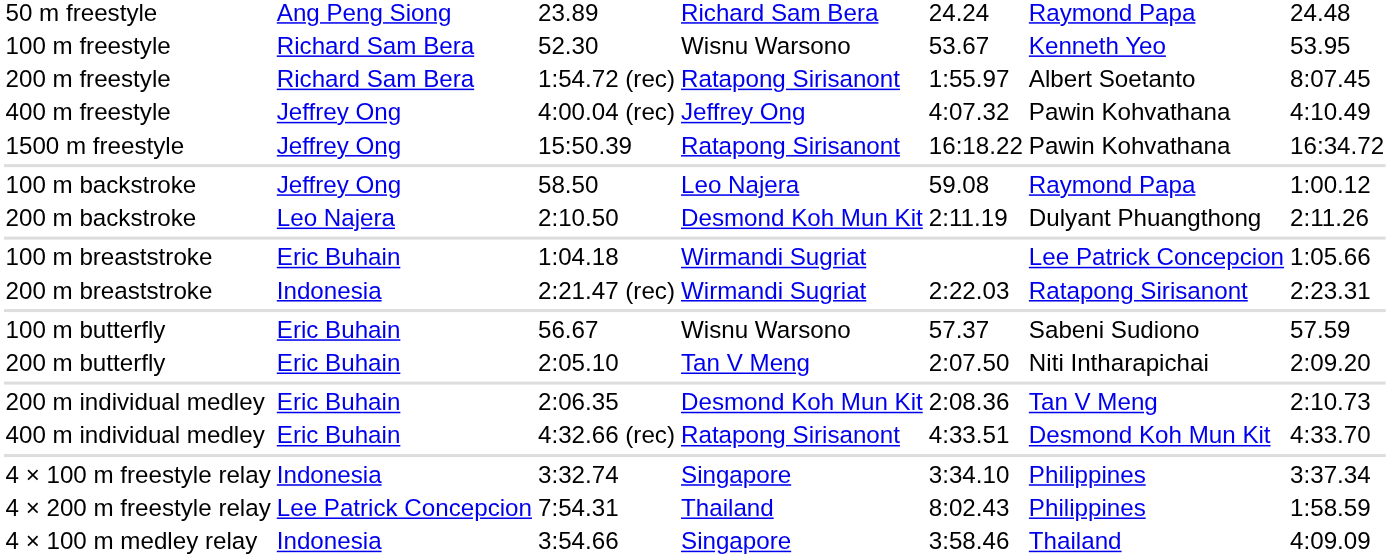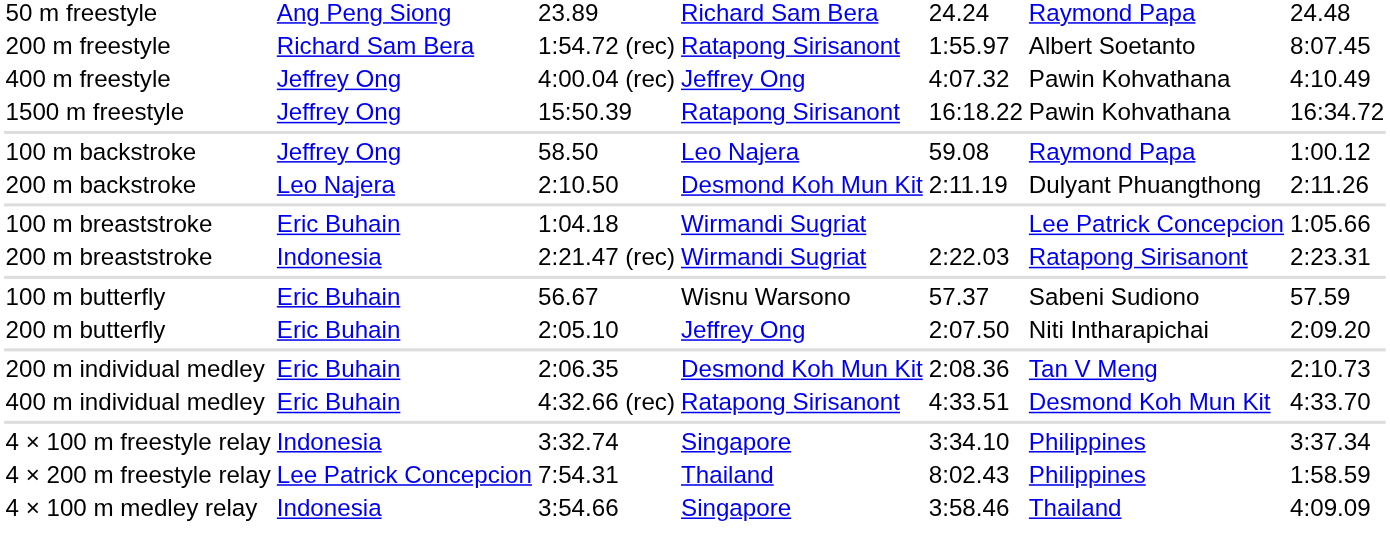- row: (88, 46)
(745, 363) Tan V Meng -> (743, 329) Jeffrey Ong
